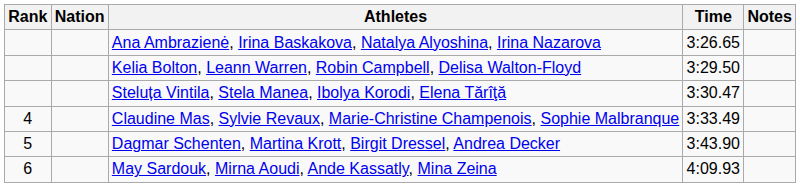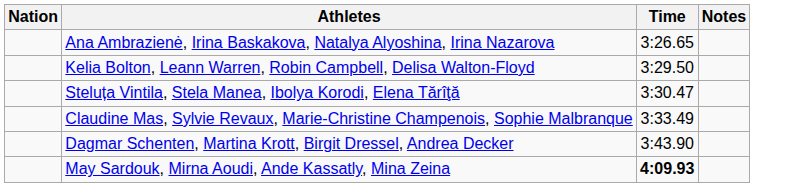- column: (28, 17)
(713, 169) normal -> (667, 169) bold
